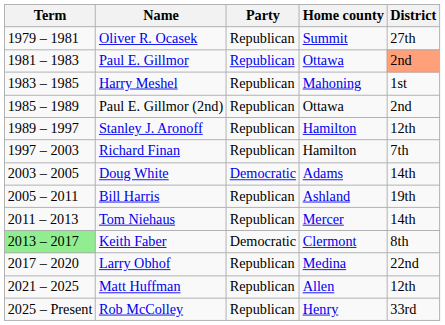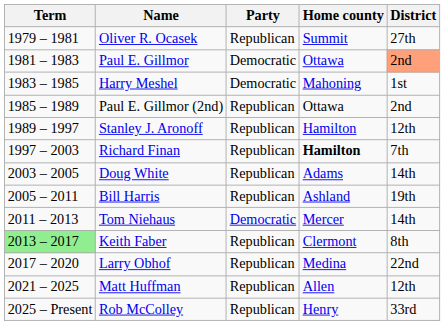(262, 60) Republican -> (263, 60) Democratic
(262, 83) Republican -> (263, 83) Democratic
(330, 151) normal -> (332, 151) bold
(263, 173) Democratic -> (262, 173) Republican
(262, 219) Republican -> (263, 219) Democratic
(263, 241) Democratic -> (262, 241) Republican
